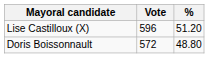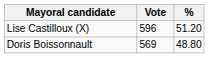(148, 45) 572 -> (148, 45) 569
